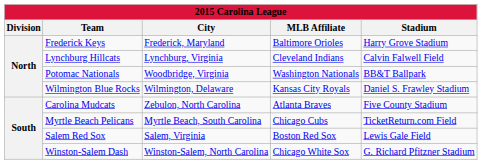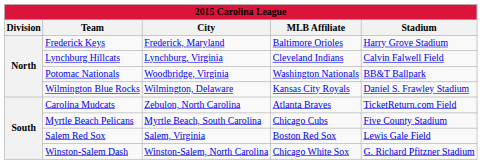(405, 105) Five County Stadium -> (410, 105) TicketReturn.com Field
(410, 120) TicketReturn.com Field -> (405, 120) Five County Stadium
